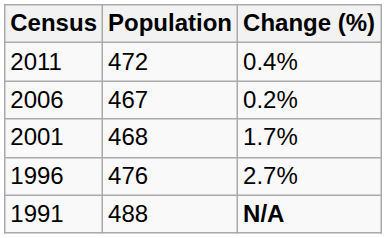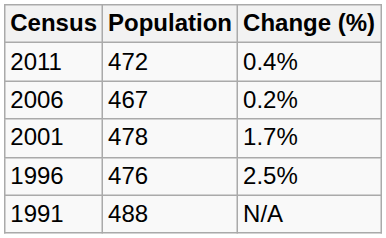(128, 137) 468 -> (128, 137) 478
(270, 175) 2.7% -> (270, 175) 2.5%
(264, 213) bold -> (263, 213) normal
